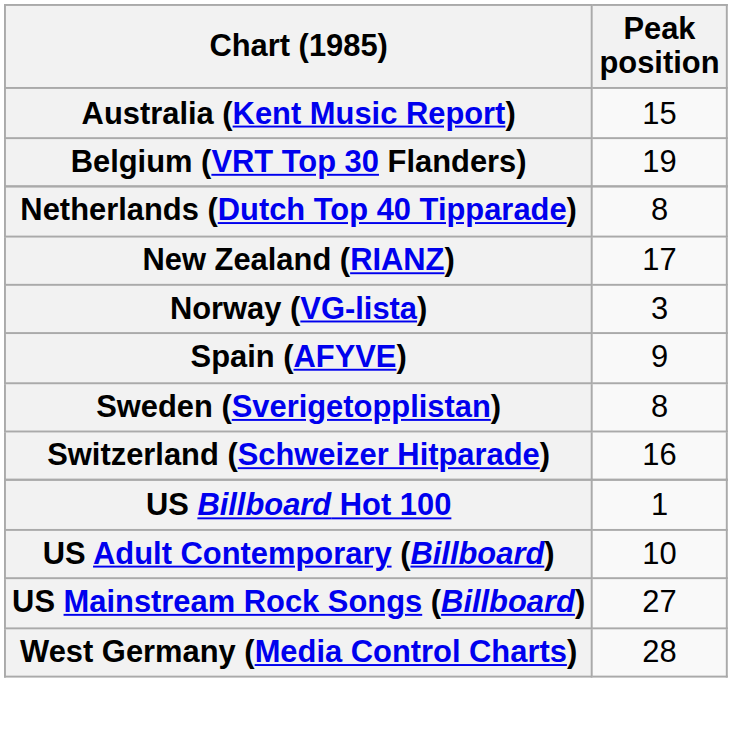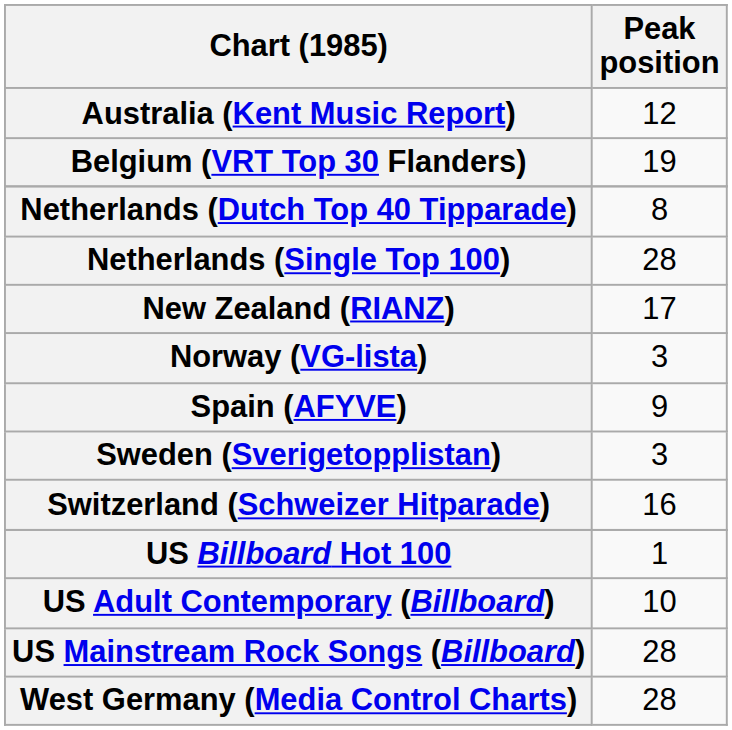(659, 112) 15 -> (659, 112) 12
+ row: (299, 259)
(659, 406) 8 -> (659, 455) 3
(659, 602) 27 -> (659, 651) 28
